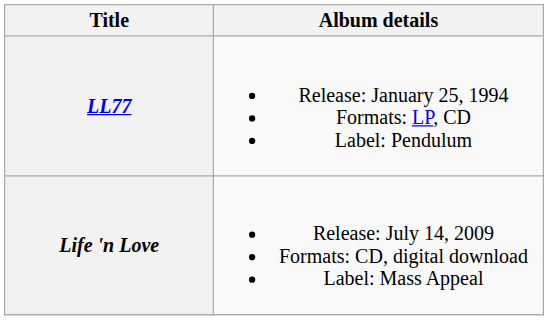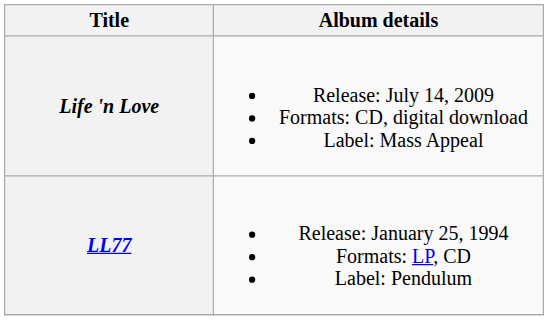rows swapped: (109, 105) <-> (109, 245)
